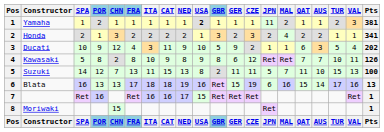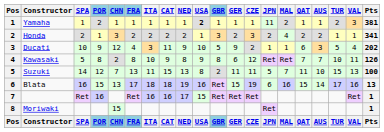(99, 85) 13 -> (99, 85) 15
